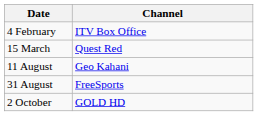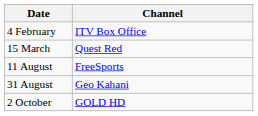(102, 66) Geo Kahani -> (99, 66) FreeSports
(99, 84) FreeSports -> (102, 84) Geo Kahani
